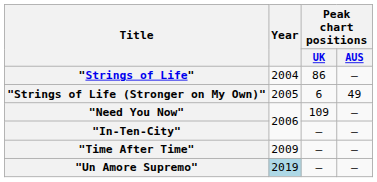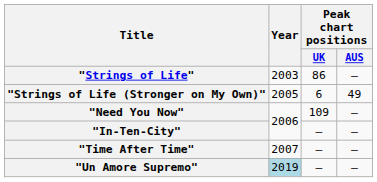(285, 75) 2004 -> (285, 75) 2003
(285, 149) 2009 -> (285, 149) 2007
